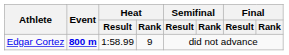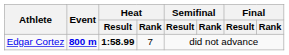(118, 43) normal -> (118, 43) bold
(150, 43) 9 -> (150, 43) 7
